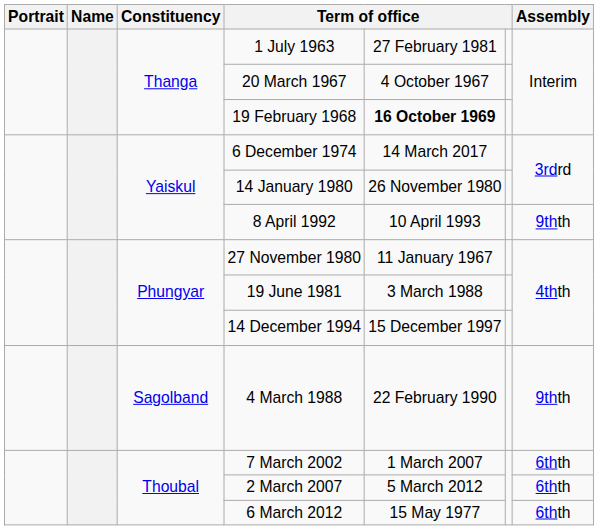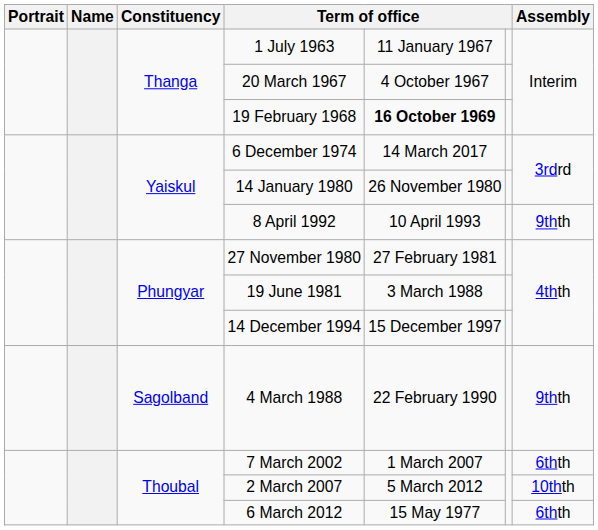(435, 46) 27 February 1981 -> (435, 46) 11 January 1967
(435, 257) 11 January 1967 -> (435, 257) 27 February 1981
(553, 487) 6thth -> (553, 487) 10thth
